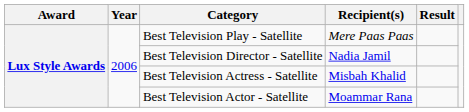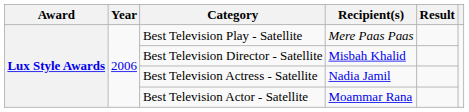(360, 55) Nadia Jamil -> (367, 55) Misbah Khalid
(367, 76) Misbah Khalid -> (360, 76) Nadia Jamil
